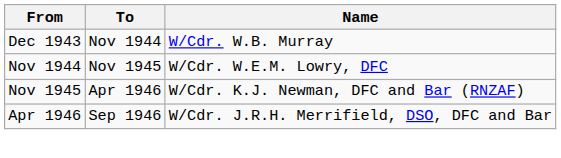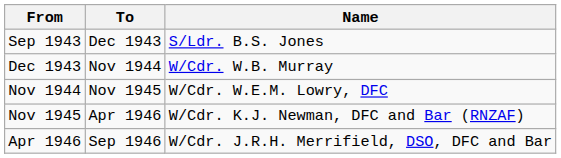+ row: (45, 42)
